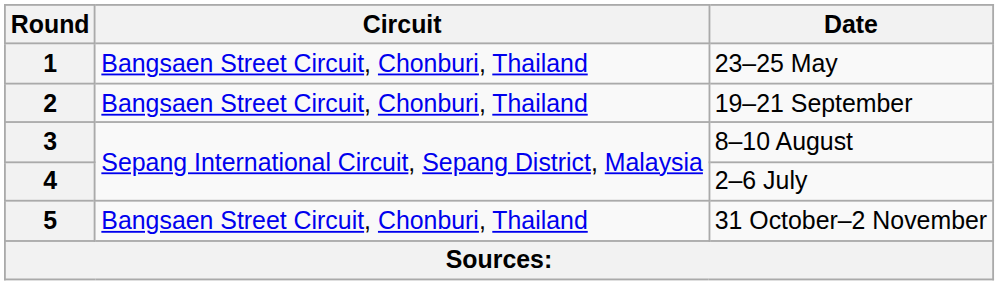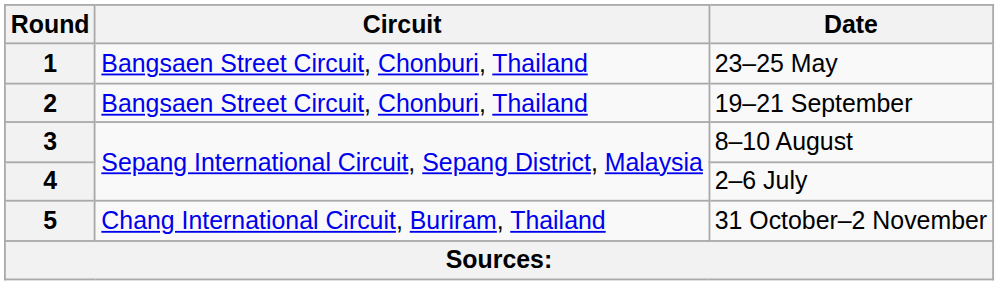(345, 220) Bangsaen Street Circuit, Chonburi, Thailand -> (354, 220) Chang International Circuit, Buriram, Thailand
